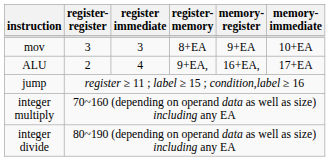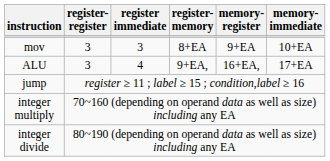(88, 65) 2 -> (88, 65) 3
